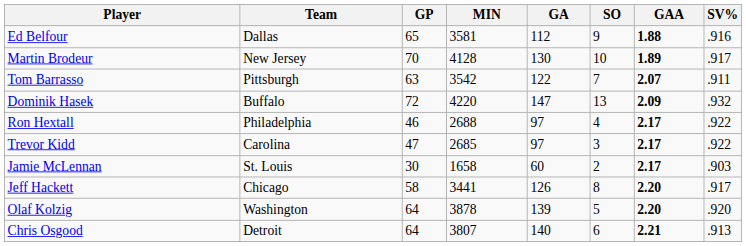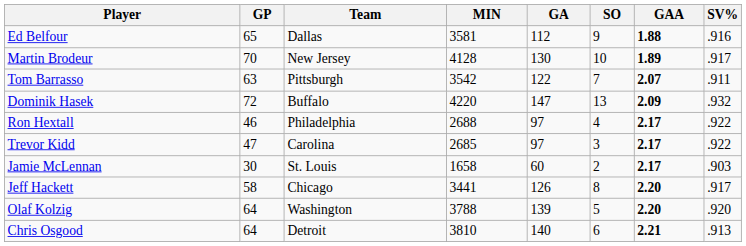columns swapped: (321, 15) <-> (424, 15)
(463, 209) 3878 -> (463, 209) 3788
(463, 230) 3807 -> (463, 230) 3810
